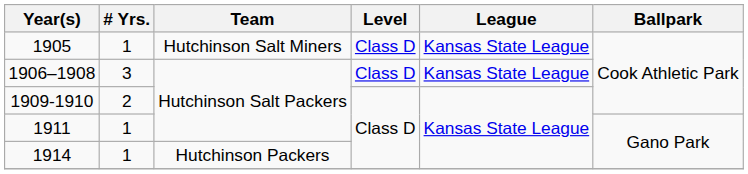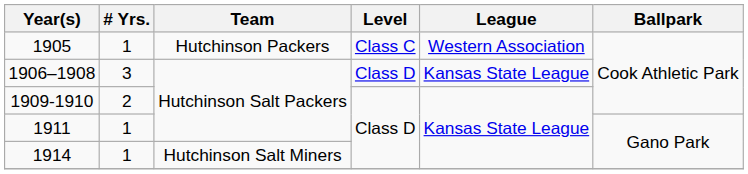(253, 46) Hutchinson Salt Miners -> (253, 46) Hutchinson Packers
(385, 46) Class D -> (385, 46) Class C
(506, 46) Kansas State League -> (506, 46) Western Association
(253, 156) Hutchinson Packers -> (253, 156) Hutchinson Salt Miners
